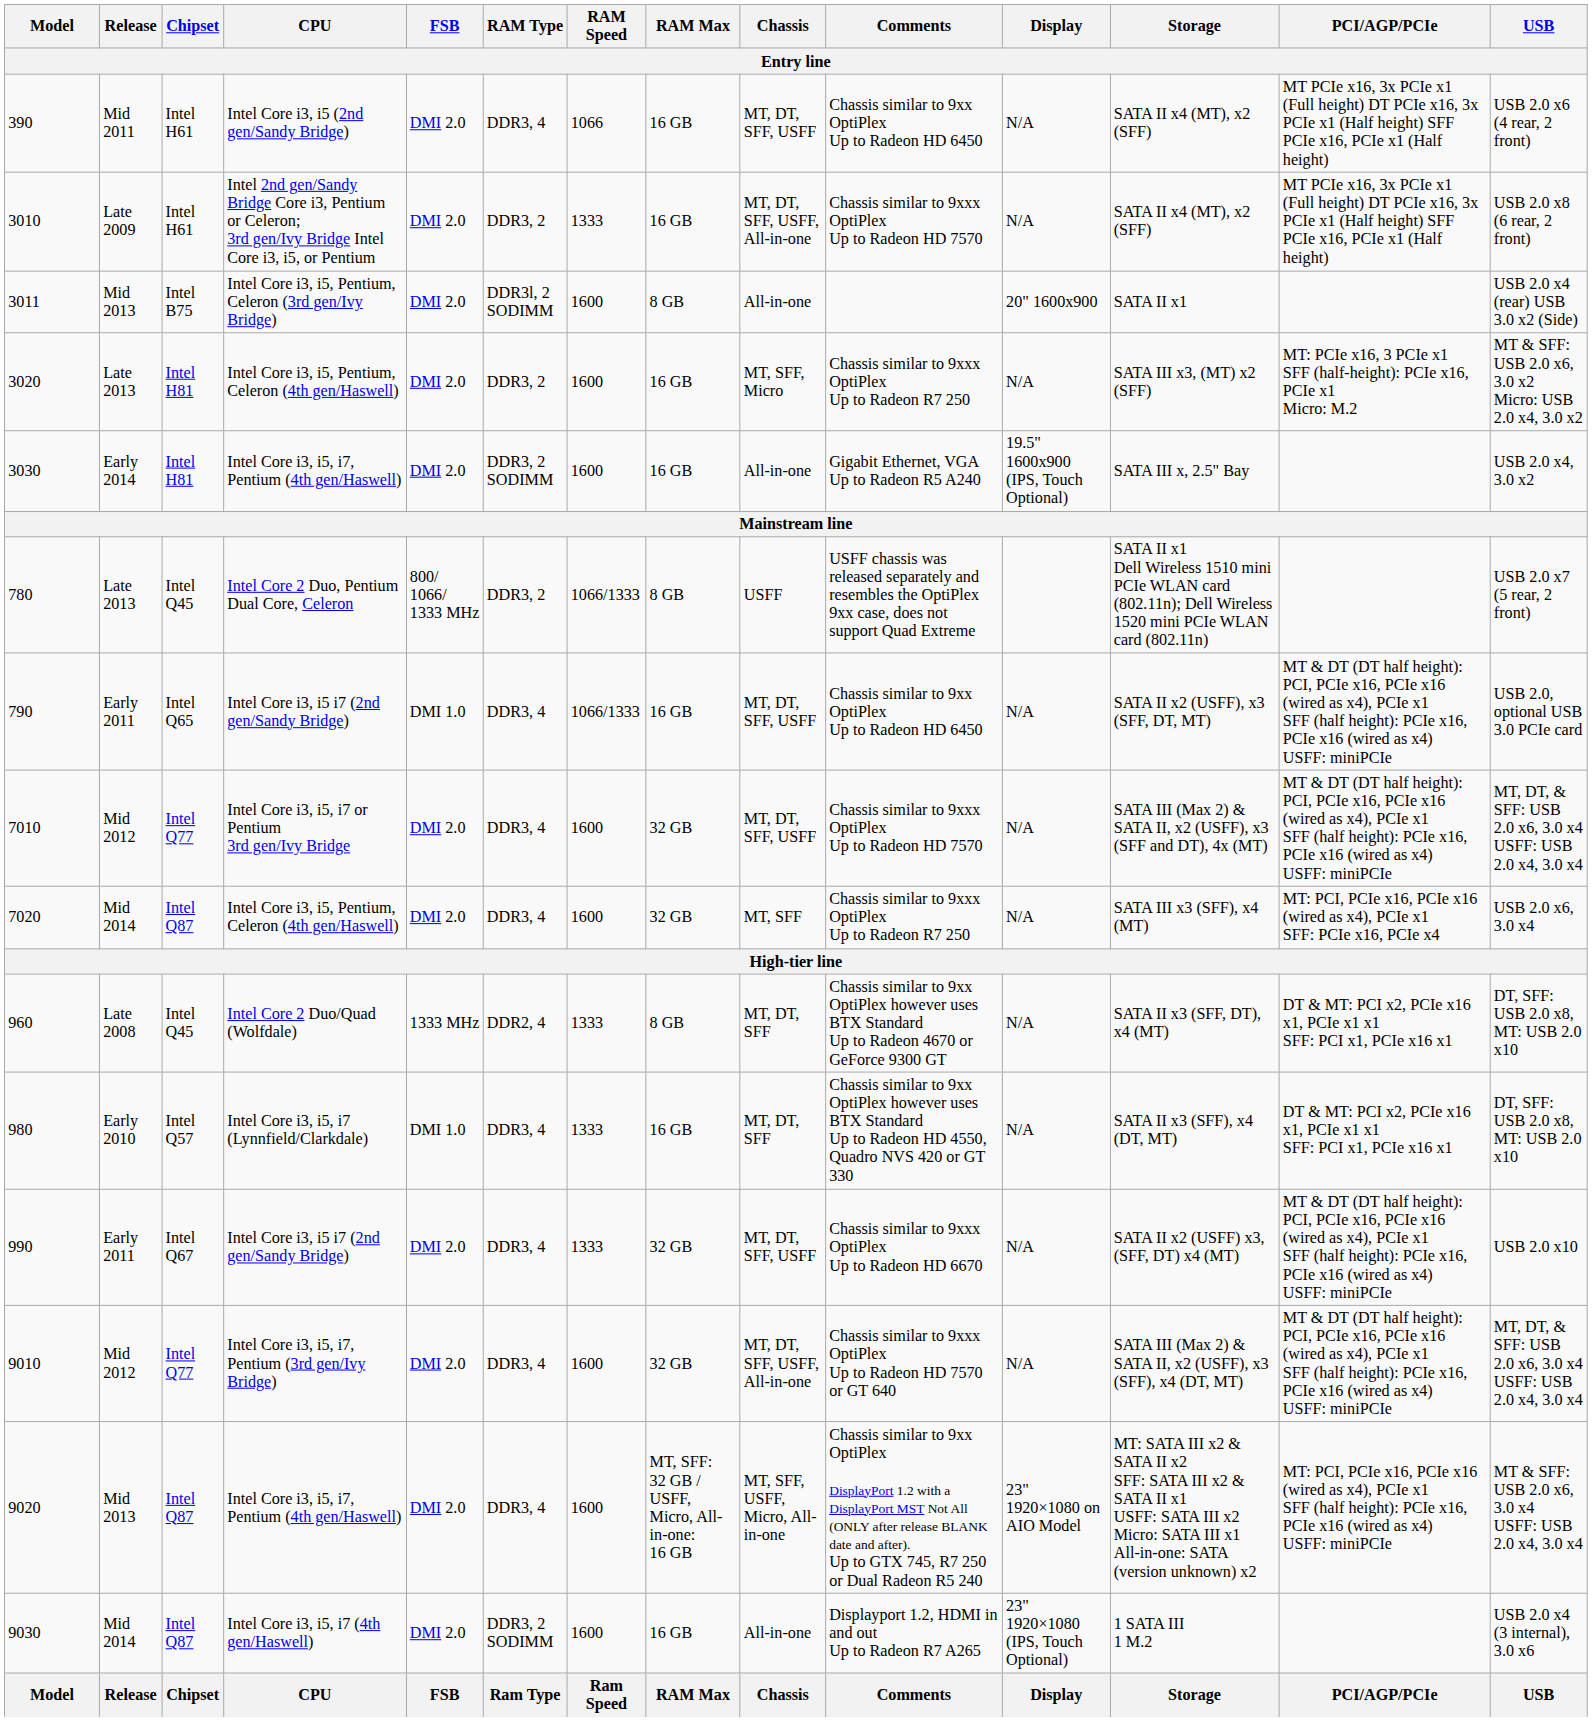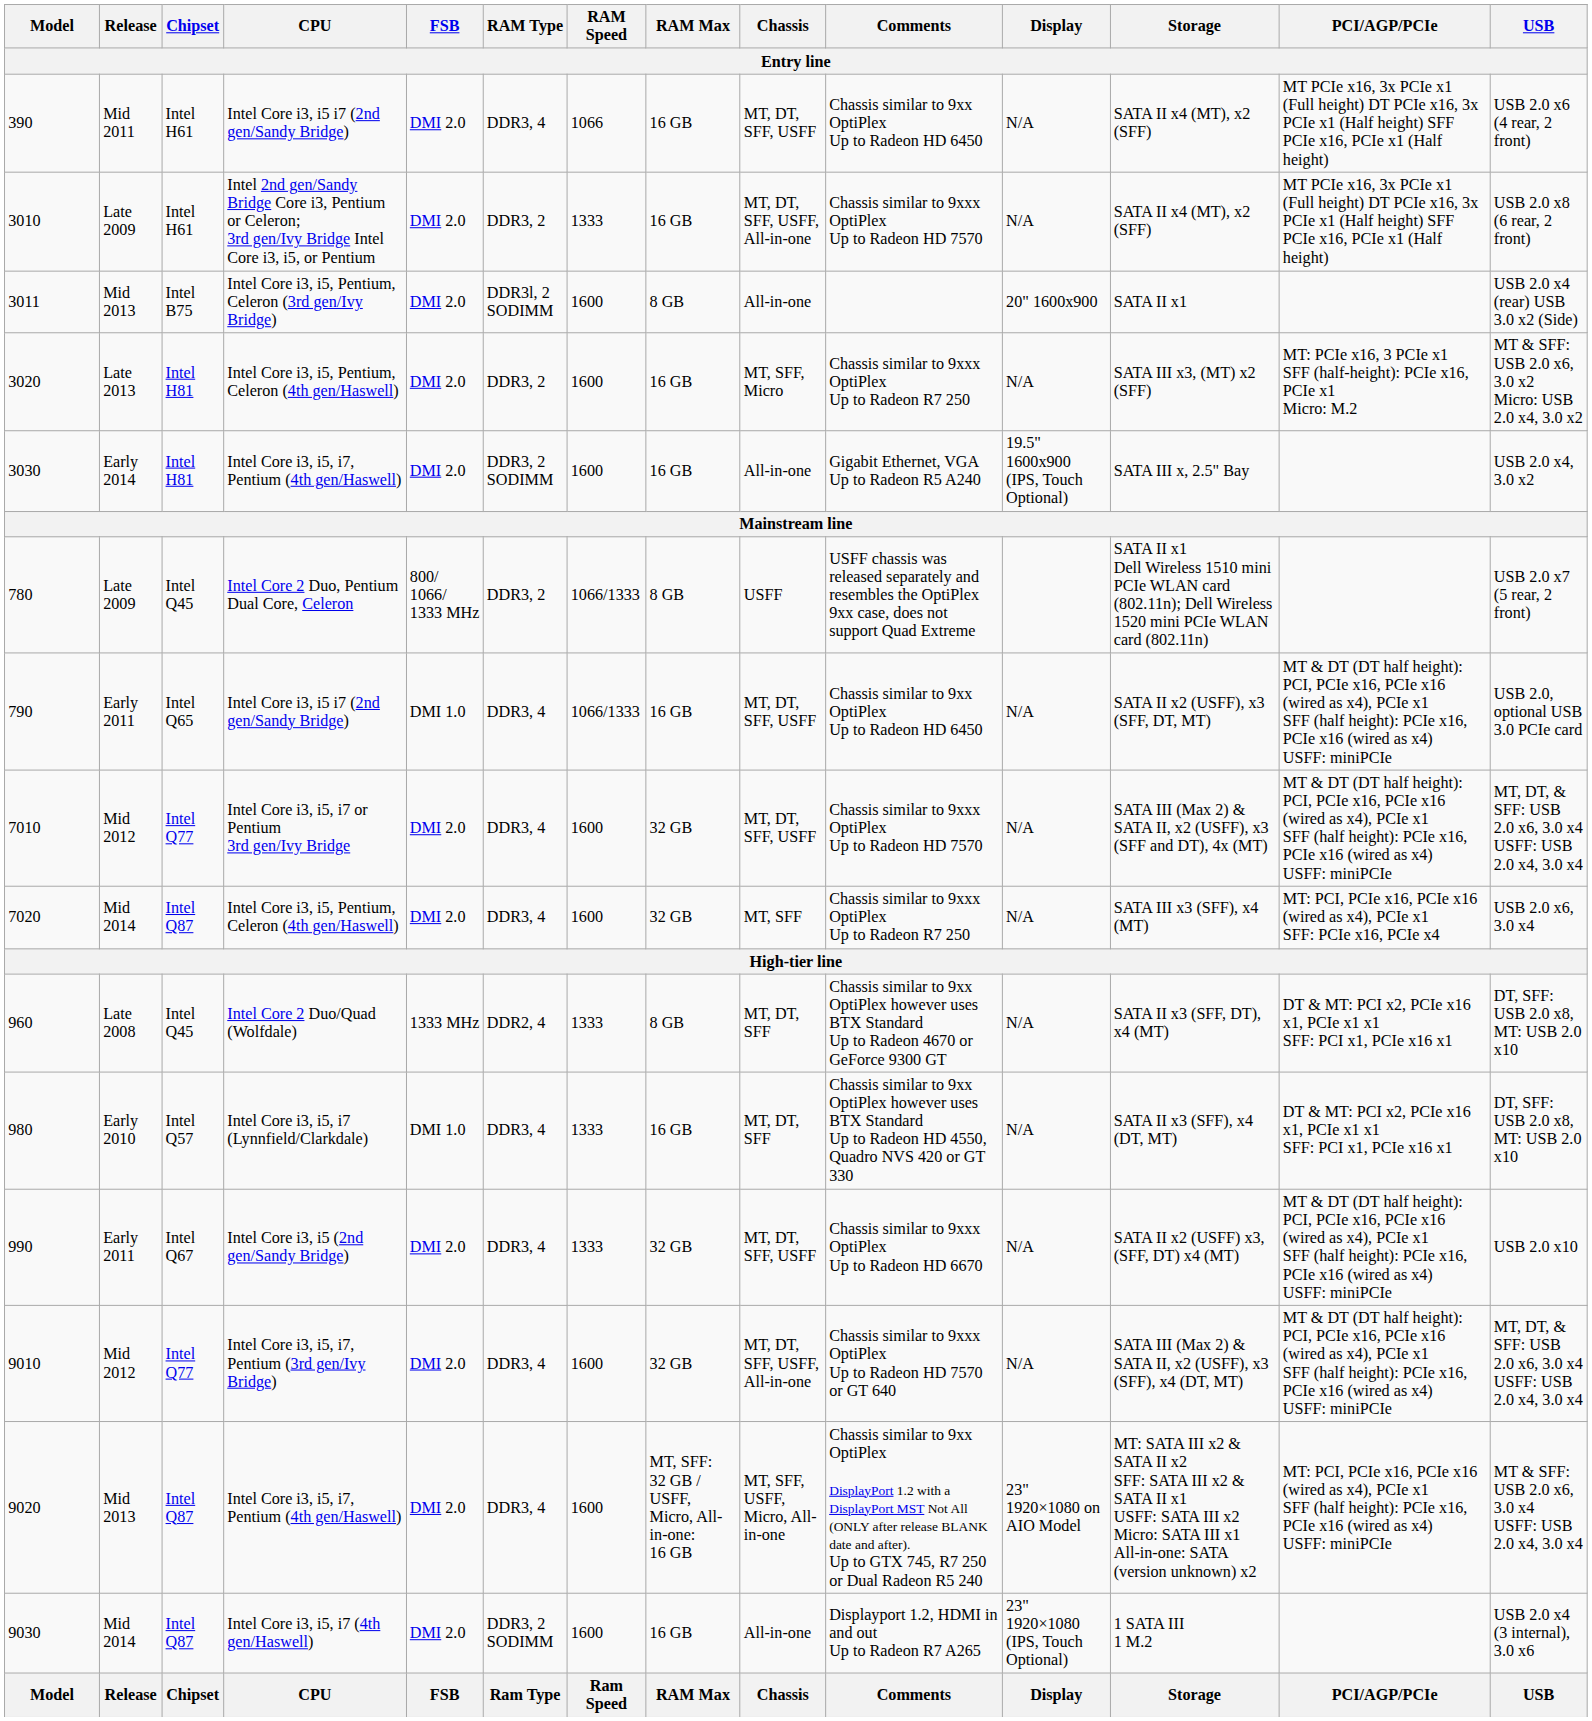(295, 123) Intel Core i3, i5 (2nd gen/Sandy Bridge) -> (304, 123) Intel Core i3, i5 i7 (2nd gen/Sandy Bridge)
(119, 595) Late 2013 -> (119, 595) Late 2009
(304, 1247) Intel Core i3, i5 i7 (2nd gen/Sandy Bridge) -> (295, 1247) Intel Core i3, i5 (2nd gen/Sandy Bridge)
